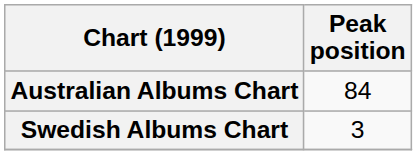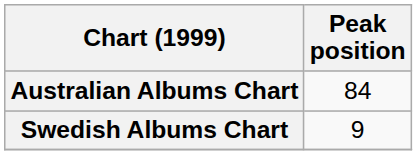(358, 129) 3 -> (358, 129) 9
